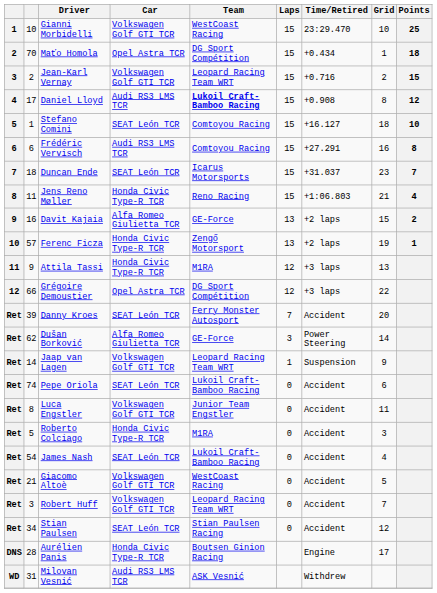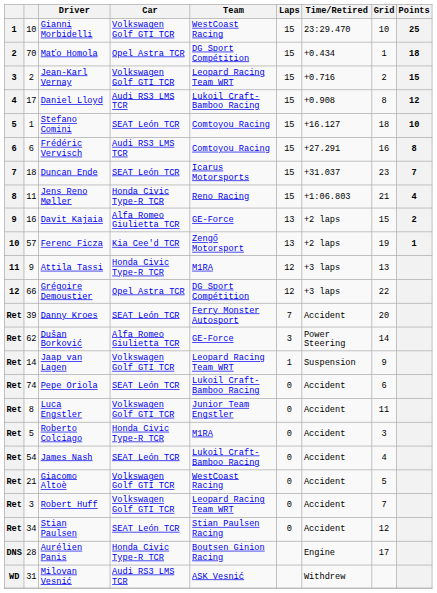(226, 102) bold -> (226, 102) normal
(141, 244) Honda Civic Type-R TCR -> (146, 244) Kia Cee'd TCR
